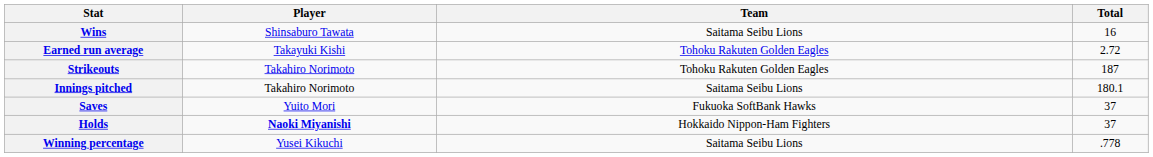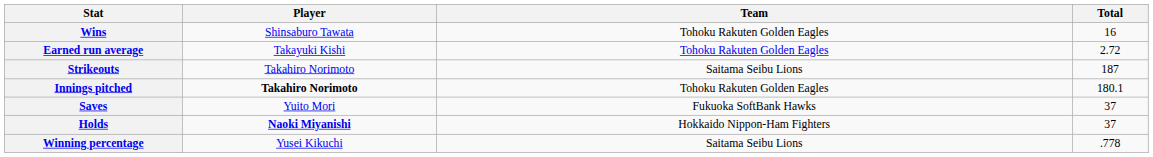(754, 32) Saitama Seibu Lions -> (754, 32) Tohoku Rakuten Golden Eagles
(754, 69) Tohoku Rakuten Golden Eagles -> (754, 69) Saitama Seibu Lions
(309, 87) normal -> (309, 87) bold
(754, 87) Saitama Seibu Lions -> (754, 87) Tohoku Rakuten Golden Eagles
